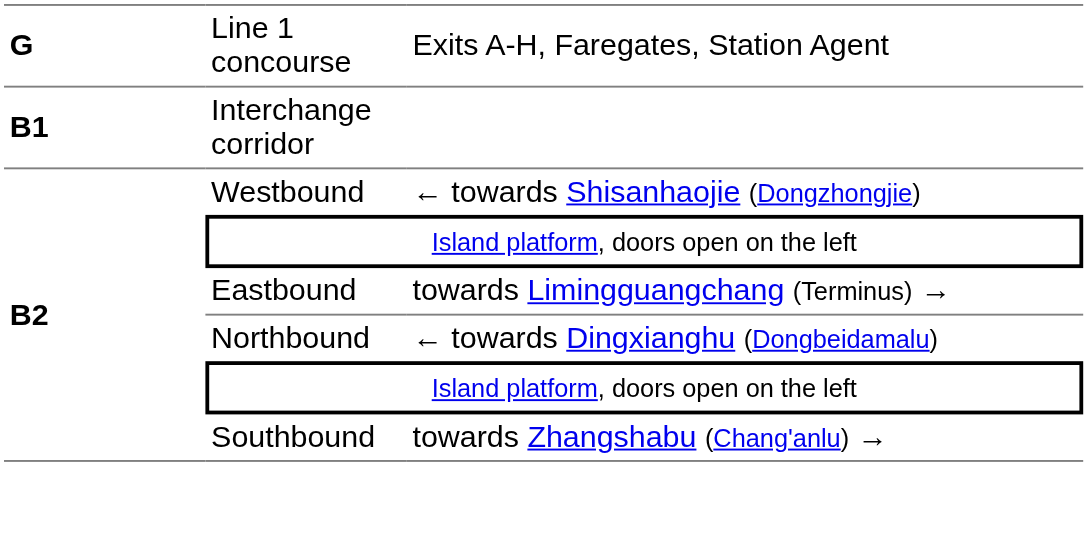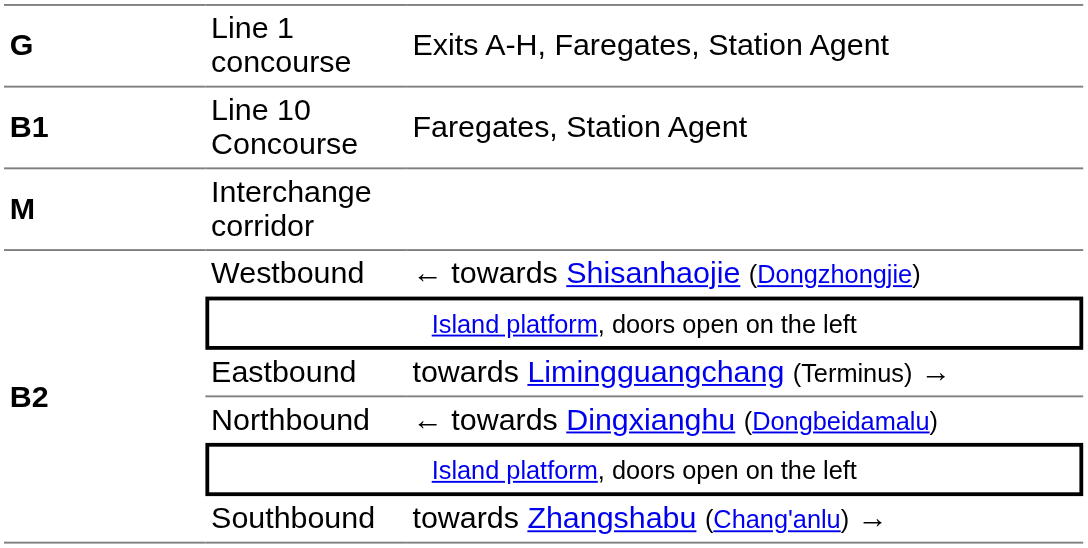+ row: (285, 127)
(29, 127) B1 -> (22, 208) M
